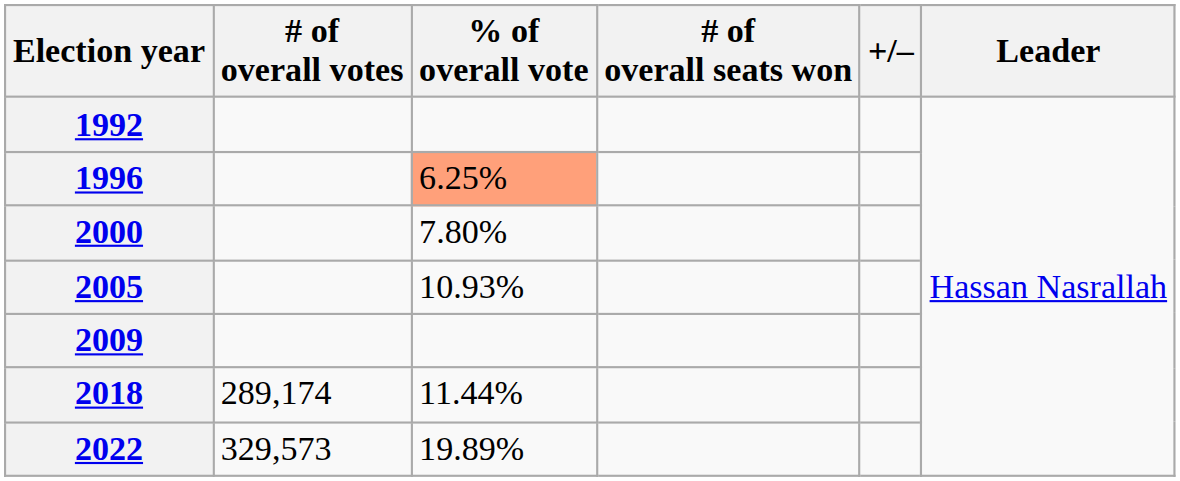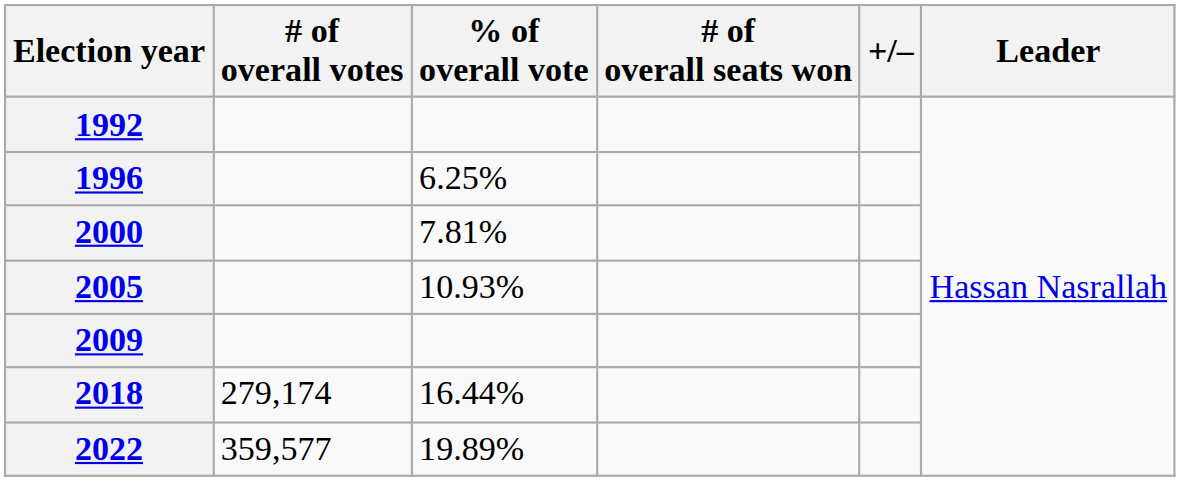(463, 177) lightsalmon background -> (463, 177) no background
(463, 232) 7.80% -> (463, 232) 7.81%
(276, 394) 289,174 -> (276, 394) 279,174
(471, 394) 11.44% -> (472, 394) 16.44%
(276, 448) 329,573 -> (276, 448) 359,577
